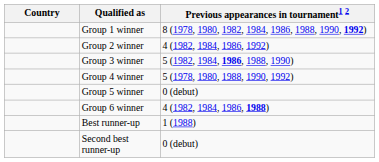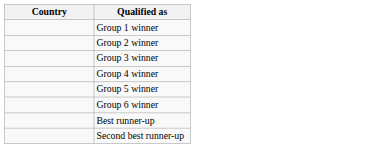- column: (267, 13)
